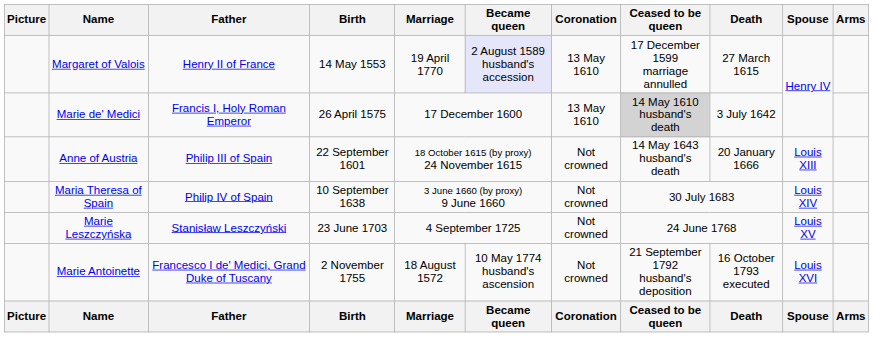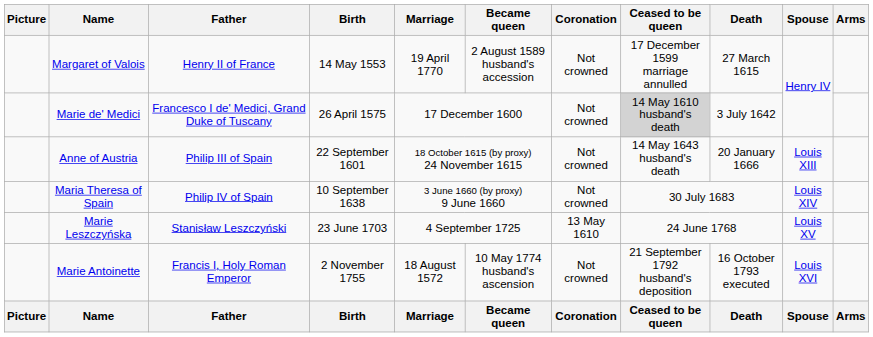(508, 64) lavender background -> (508, 64) no background
(586, 64) 13 May 1610 -> (586, 64) Not crowned
(229, 114) Francis I, Holy Roman Emperor -> (229, 114) Francesco I de' Medici, Grand Duke of Tuscany
(586, 114) 13 May 1610 -> (586, 114) Not crowned
(586, 228) Not crowned -> (586, 228) 13 May 1610
(229, 272) Francesco I de' Medici, Grand Duke of Tuscany -> (229, 272) Francis I, Holy Roman Emperor
